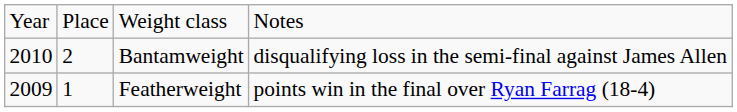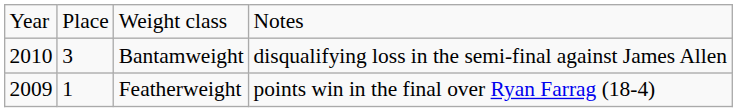(68, 55) 2 -> (68, 55) 3
